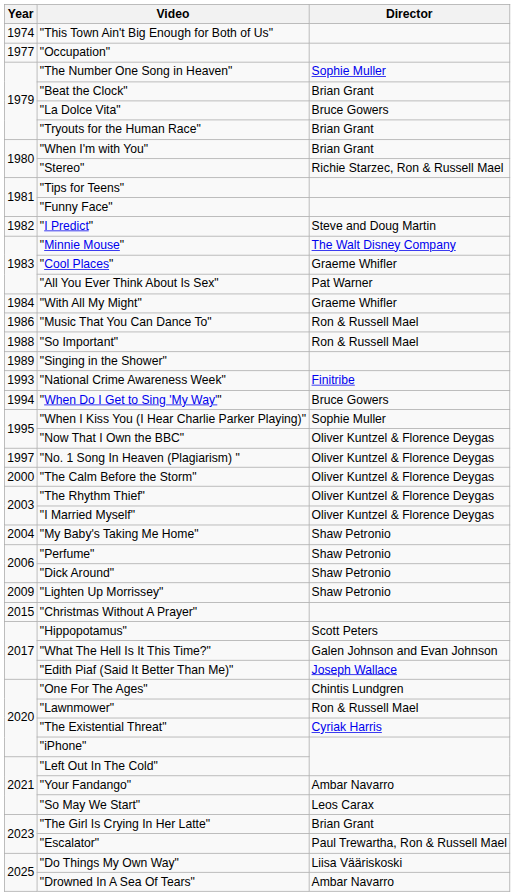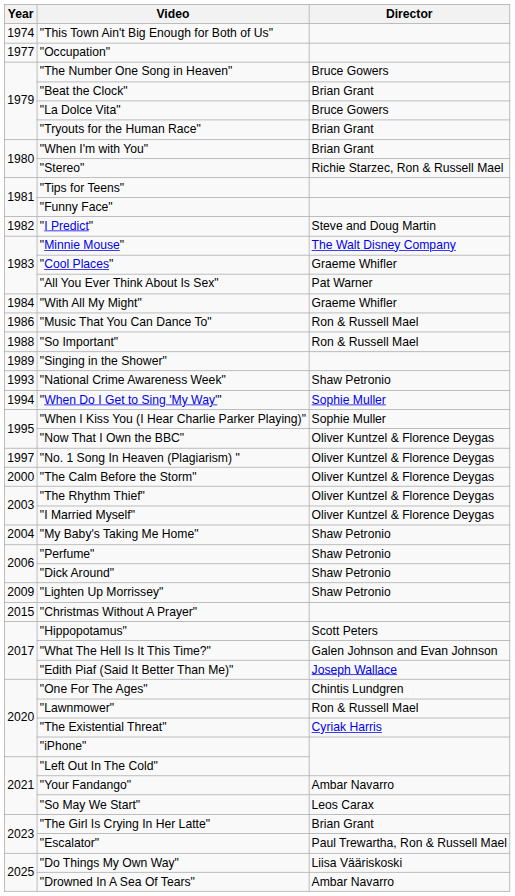(349, 71) Sophie Muller -> (350, 71) Bruce Gowers
(333, 380) Finitribe -> (351, 380) Shaw Petronio
(350, 399) Bruce Gowers -> (349, 399) Sophie Muller
